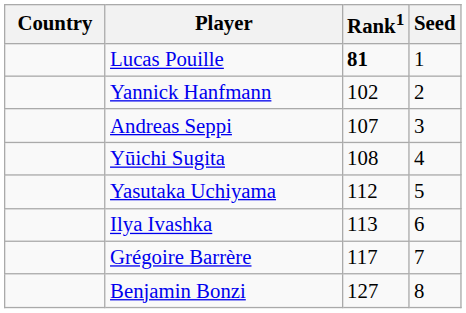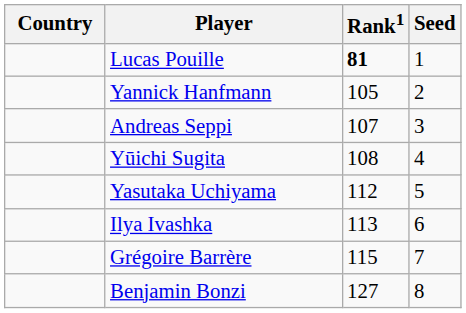(363, 92) 102 -> (363, 92) 105
(362, 257) 117 -> (362, 257) 115
